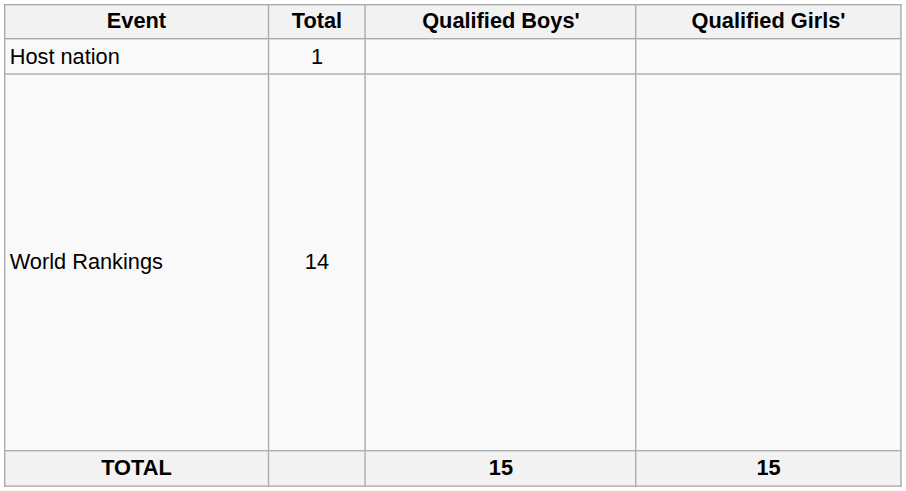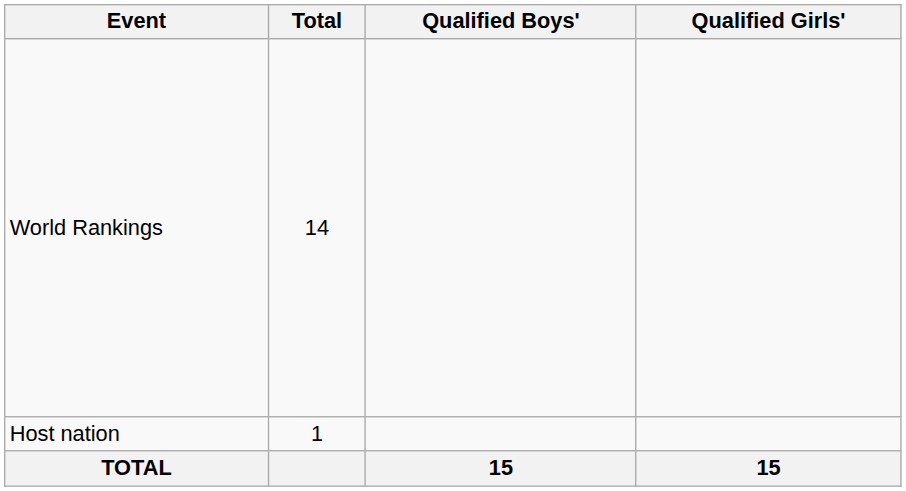rows swapped: (65, 56) <-> (86, 262)
